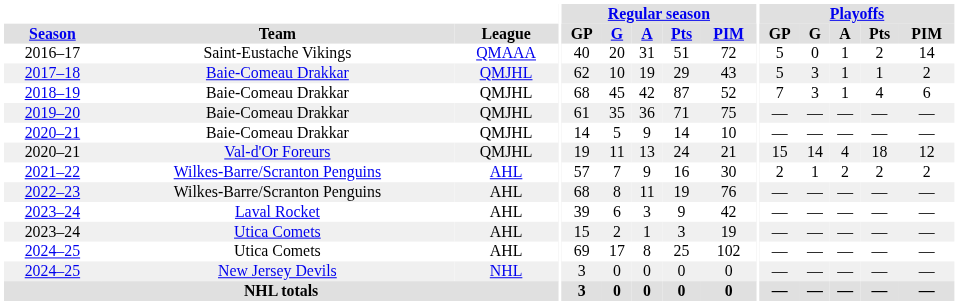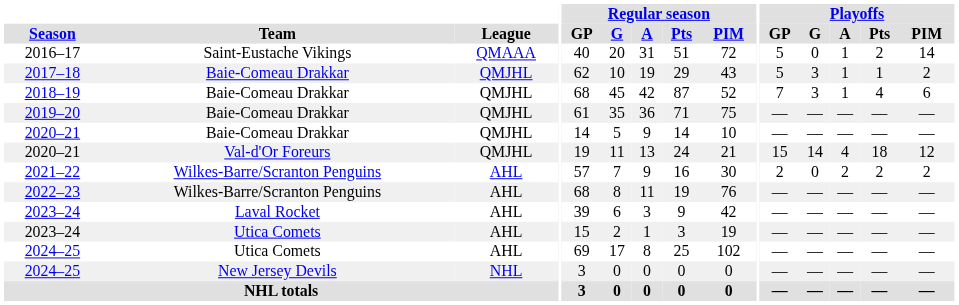(815, 172) 1 -> (815, 172) 0
